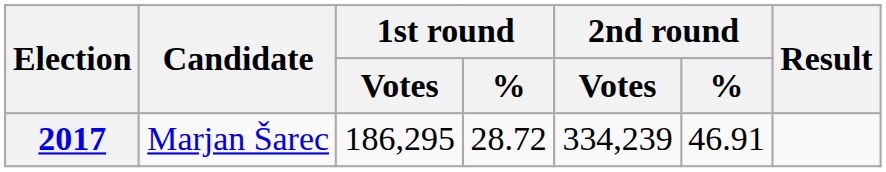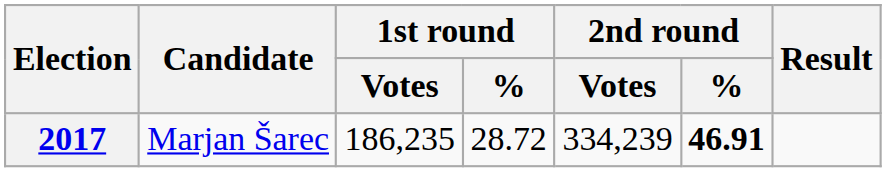(400, 138) 186,295 -> (400, 138) 186,235
(726, 138) normal -> (726, 138) bold
